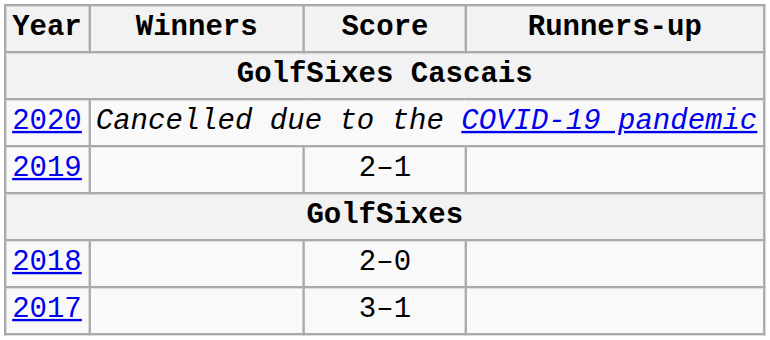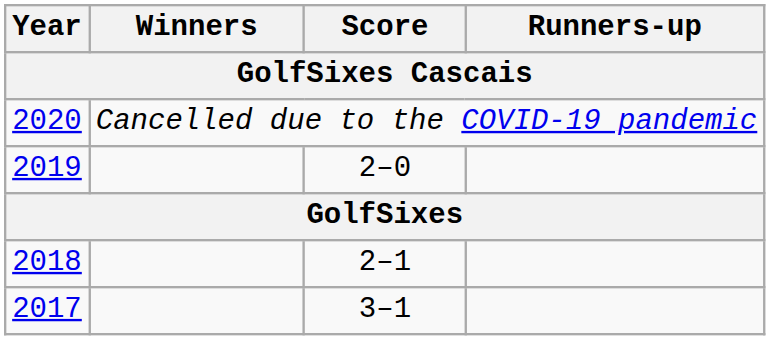(385, 170) 2–1 -> (385, 170) 2–0
(385, 263) 2–0 -> (385, 263) 2–1
